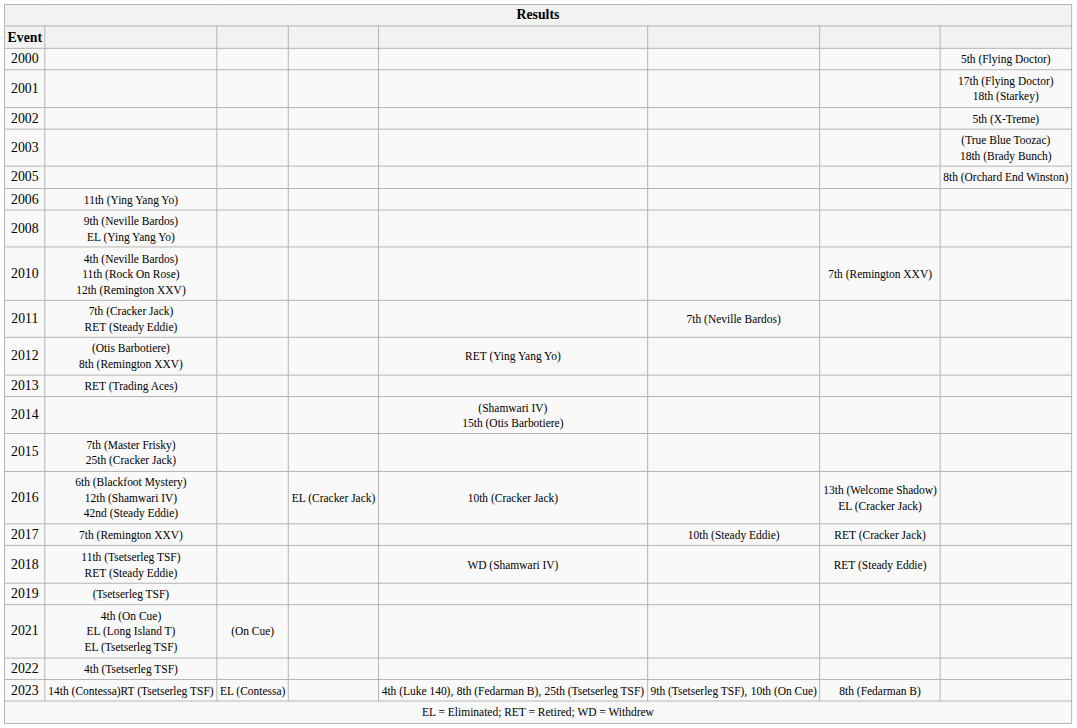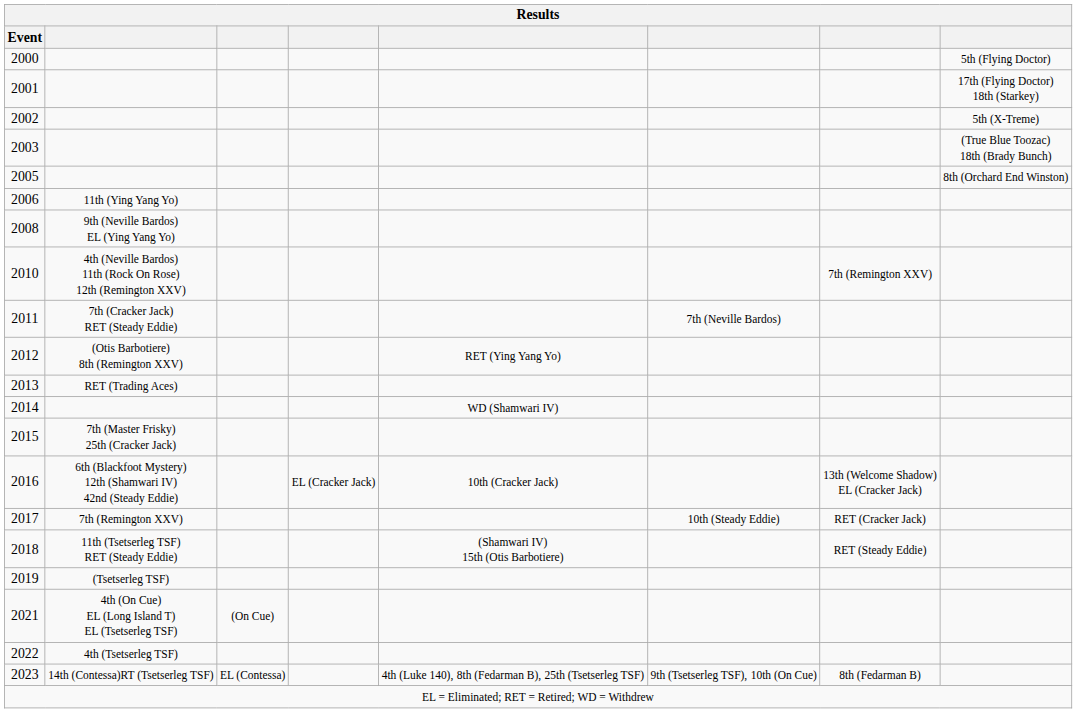(513, 416) (Shamwari IV) 15th (Otis Barbotiere) -> (513, 408) WD (Shamwari IV)
(513, 565) WD (Shamwari IV) -> (513, 549) (Shamwari IV) 15th (Otis Barbotiere)
